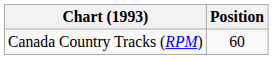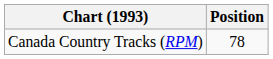(237, 41) 60 -> (237, 41) 78
